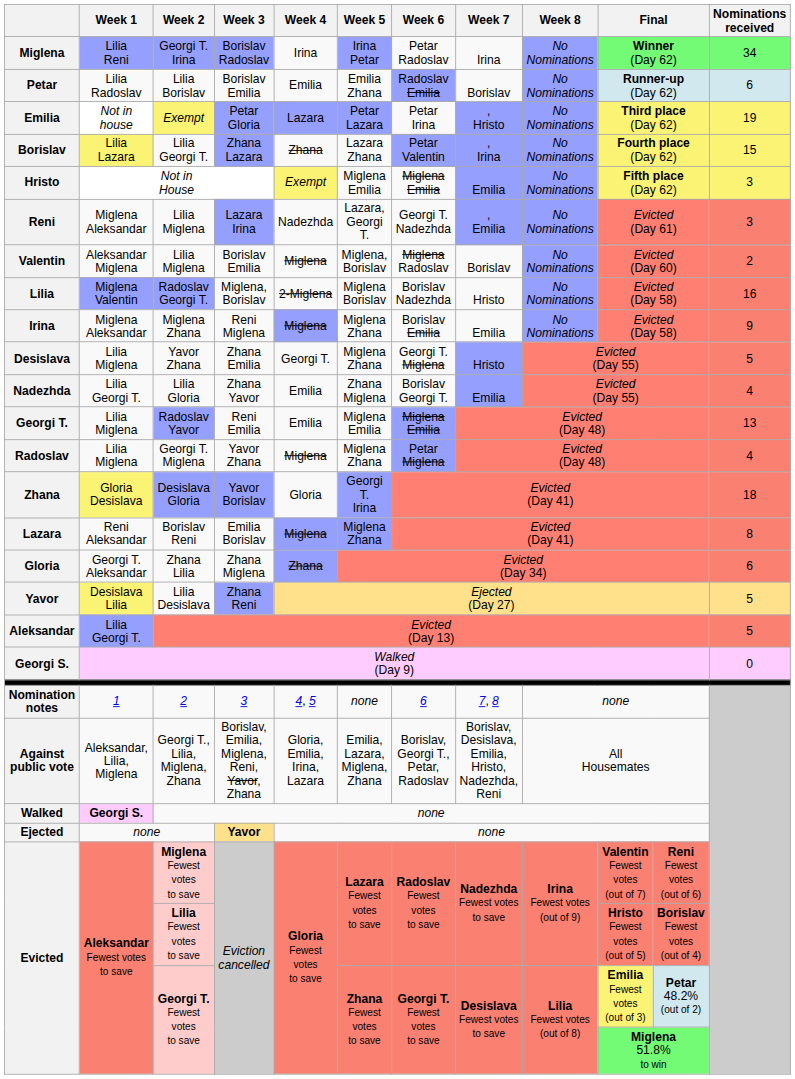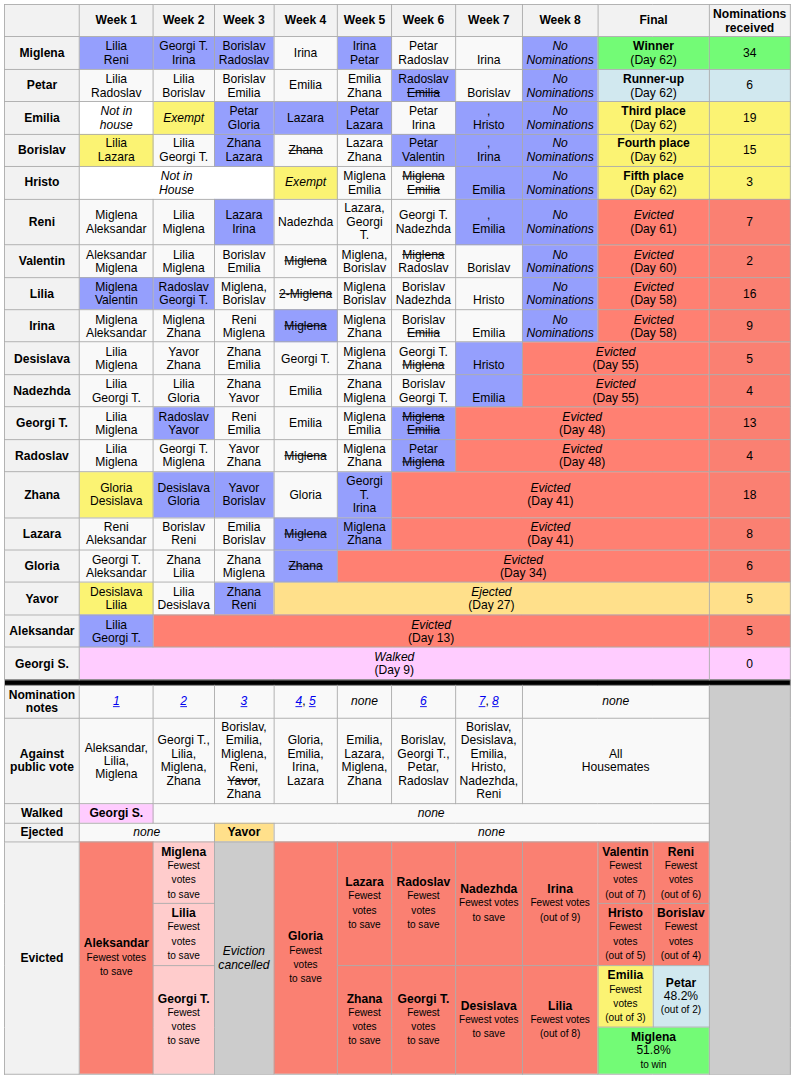(750, 222) 3 -> (750, 222) 7
